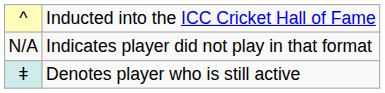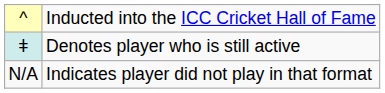rows swapped: (23, 74) <-> (23, 46)
